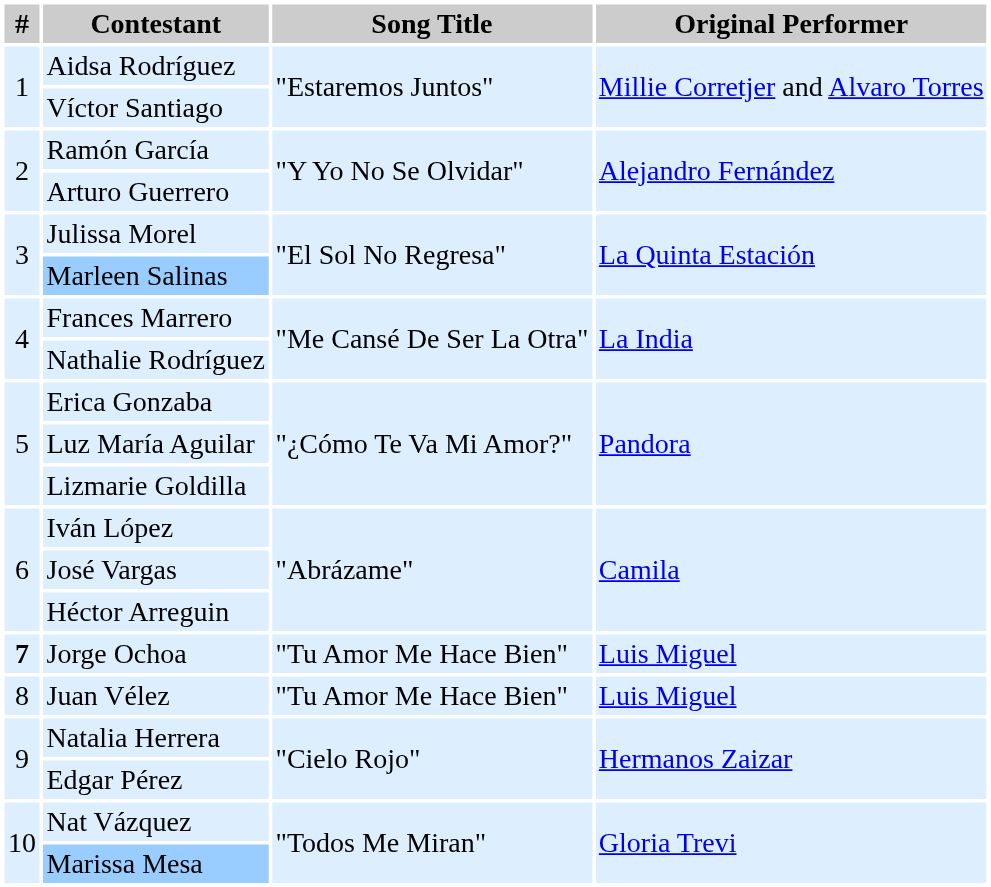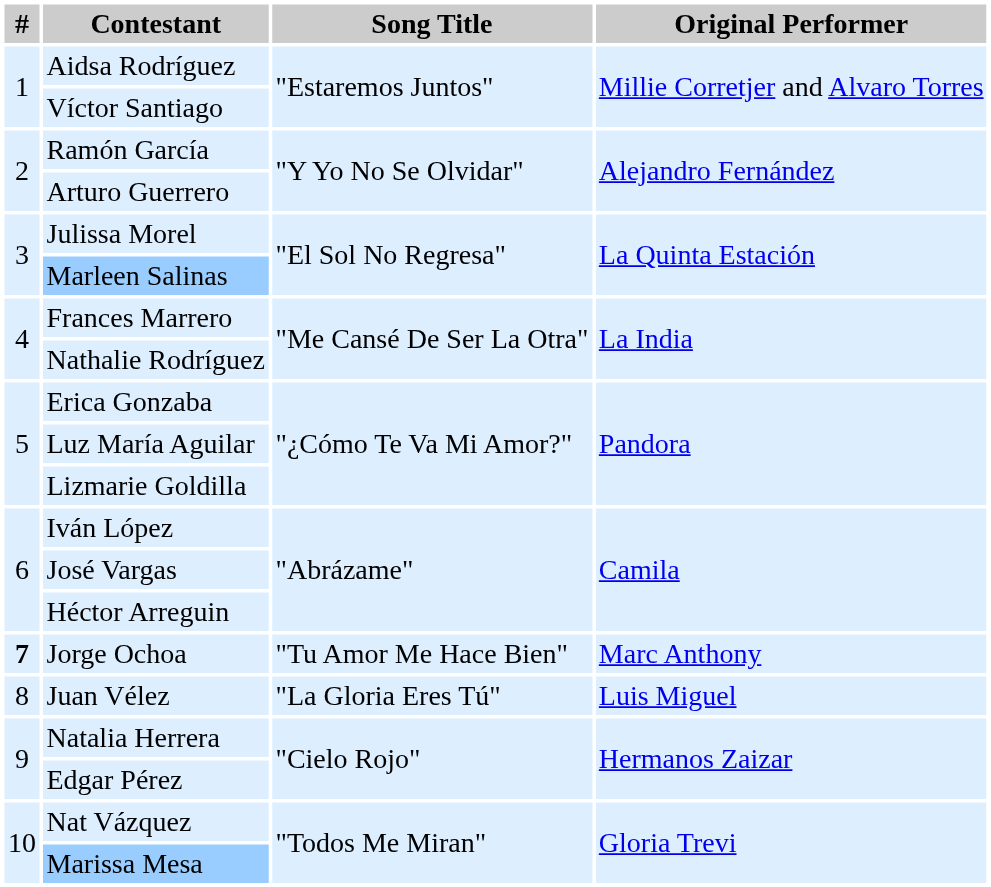(668, 653) Luis Miguel -> (680, 653) Marc Anthony
(422, 695) "Tu Amor Me Hace Bien" -> (388, 695) "La Gloria Eres Tú"
